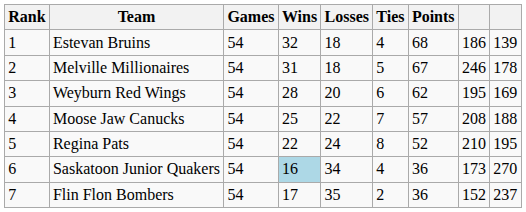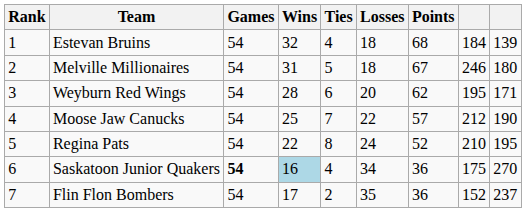columns swapped: (347, 17) <-> (390, 17)
(474, 42) 186 -> (474, 42) 184
(505, 67) 178 -> (505, 67) 180
(505, 93) 169 -> (505, 93) 171
(474, 118) 208 -> (474, 118) 212
(505, 118) 188 -> (505, 118) 190
(235, 169) normal -> (235, 169) bold
(474, 169) 173 -> (474, 169) 175
